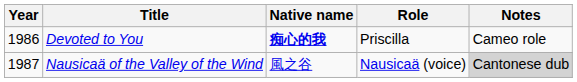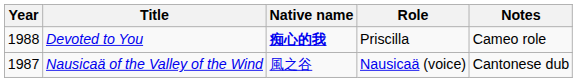(24, 39) 1986 -> (24, 39) 1988
(521, 64) lightgrey background -> (521, 64) no background
